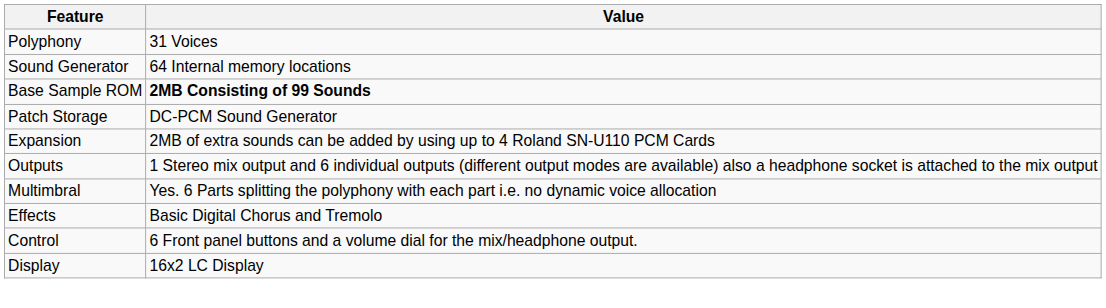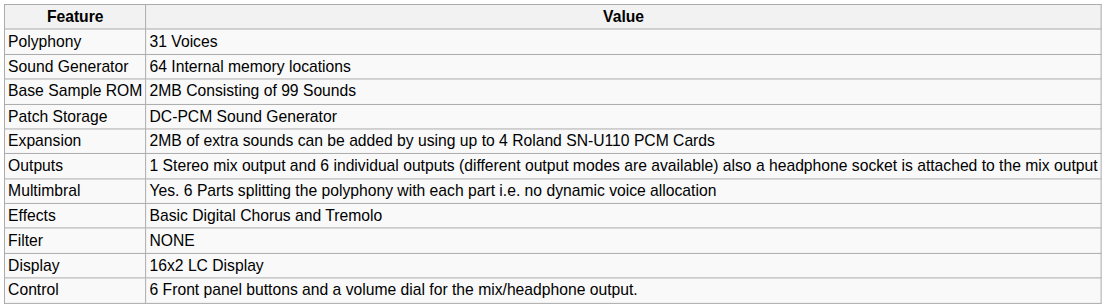(260, 91) bold -> (253, 91) normal
+ row: (26, 240)
rows swapped: (34, 265) <-> (33, 240)
